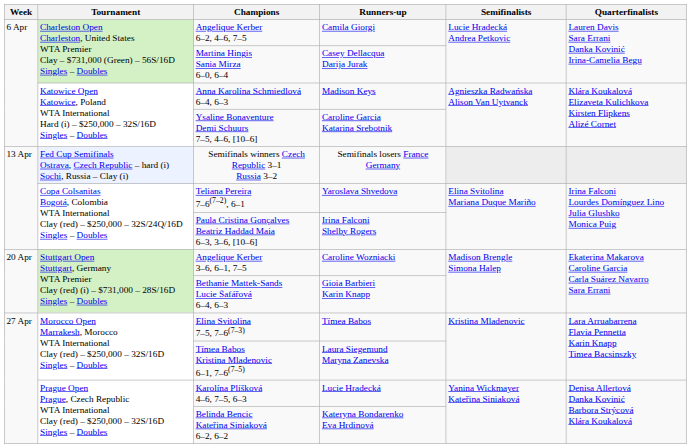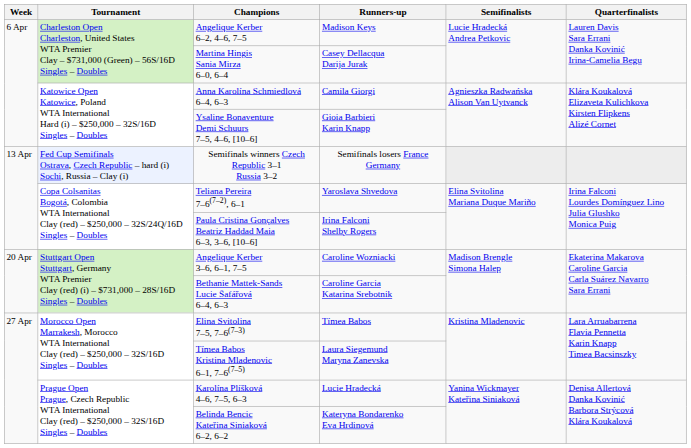(348, 27) Camila Giorgi -> (349, 27) Madison Keys
(349, 91) Madison Keys -> (348, 91) Camila Giorgi
(357, 122) Caroline Garcia Katarina Srebotnik -> (349, 122) Gioia Barbieri Karin Knapp
(349, 289) Gioia Barbieri Karin Knapp -> (357, 289) Caroline Garcia Katarina Srebotnik
